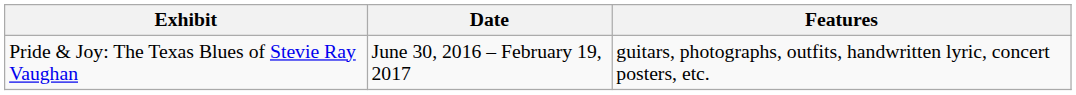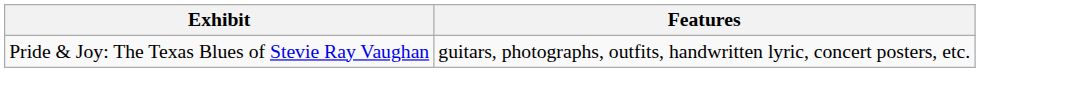- column: (489, 20)
